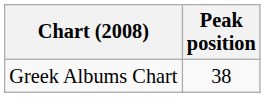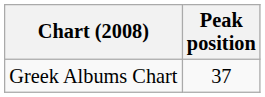(221, 75) 38 -> (221, 75) 37
